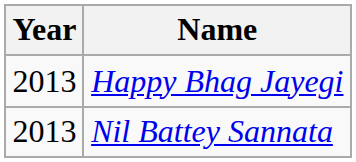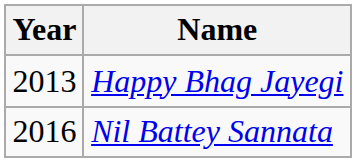(44, 131) 2013 -> (44, 131) 2016
